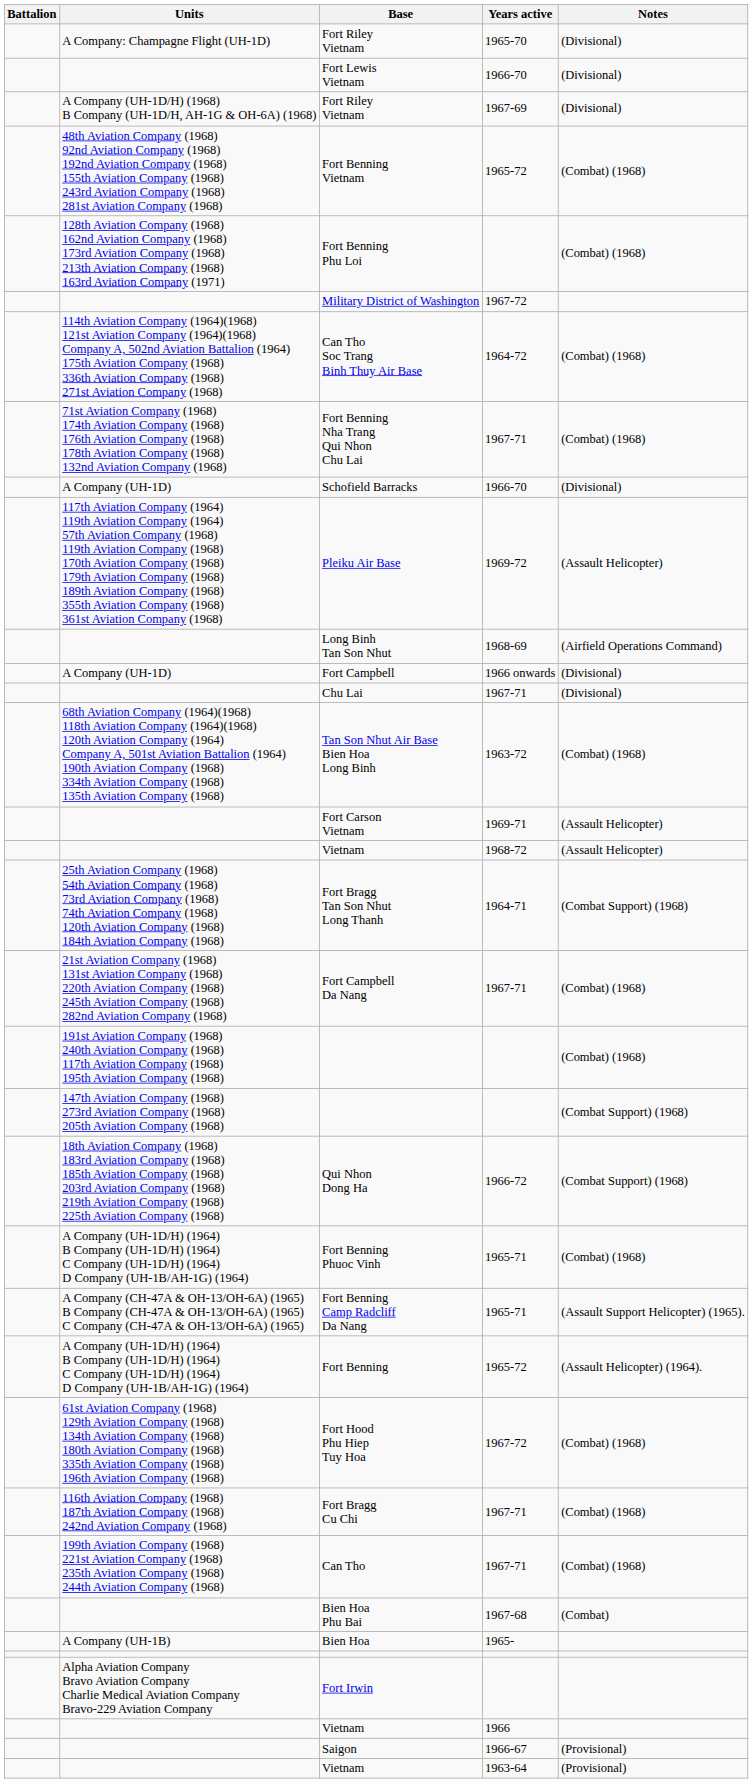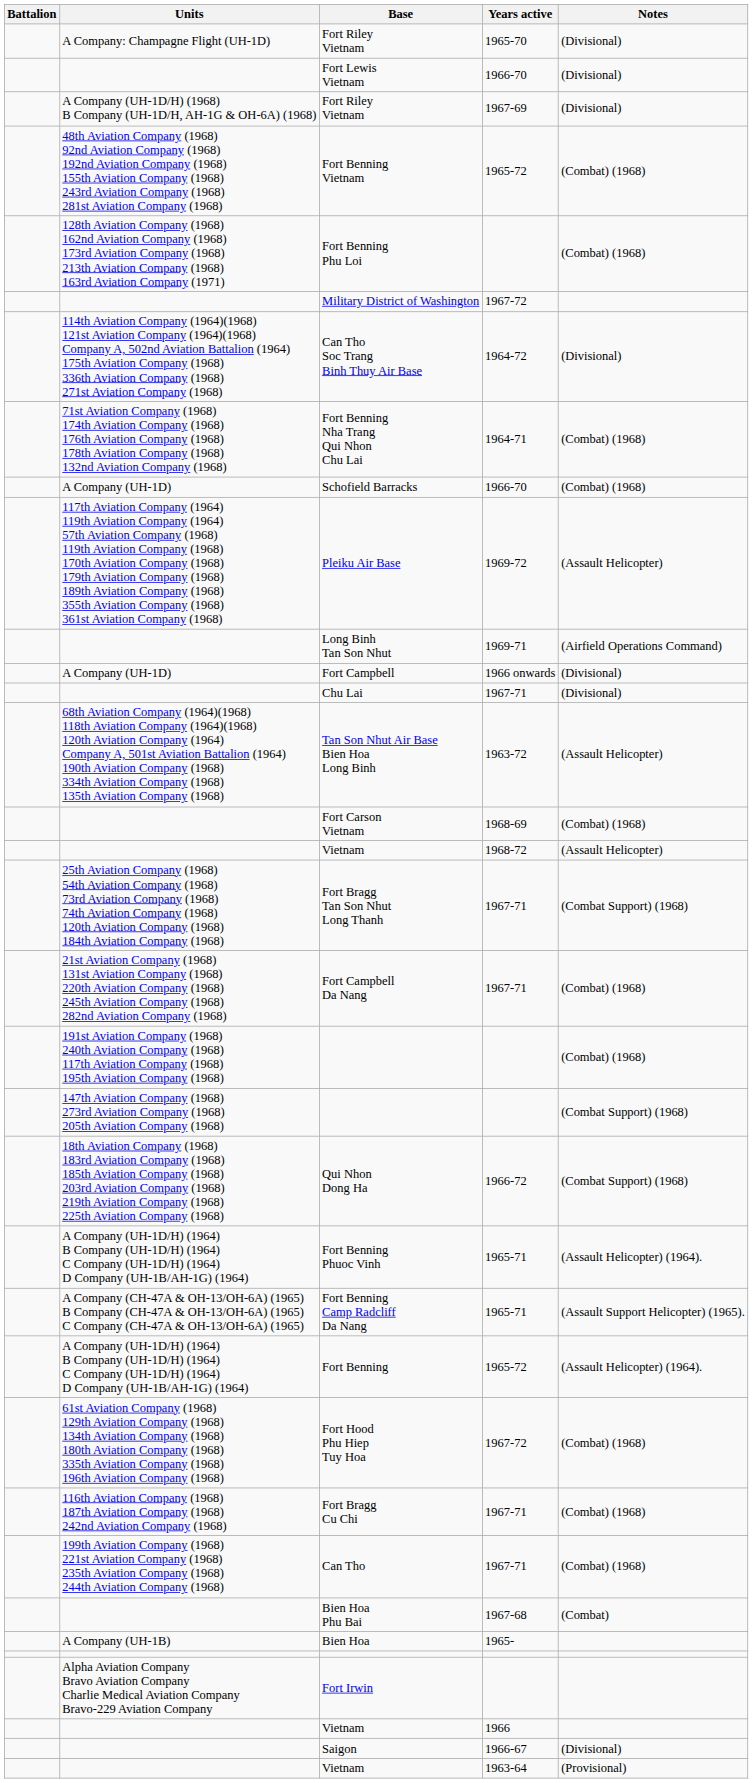(603, 356) (Combat) (1968) -> (591, 356) (Divisional)
(506, 439) 1967-71 -> (506, 439) 1964-71
(591, 487) (Divisional) -> (603, 487) (Combat) (1968)
(506, 646) 1968-69 -> (506, 646) 1969-71
(603, 754) (Combat) (1968) -> (612, 754) (Assault Helicopter)
(506, 823) 1969-71 -> (506, 823) 1968-69
(612, 823) (Assault Helicopter) -> (603, 823) (Combat) (1968)
(506, 905) 1964-71 -> (506, 905) 1967-71
(603, 1257) (Combat) (1968) -> (632, 1257) (Assault Helicopter) (1964).
(594, 1748) (Provisional) -> (591, 1748) (Divisional)
